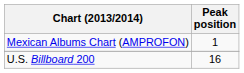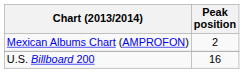(215, 42) 1 -> (215, 42) 2
